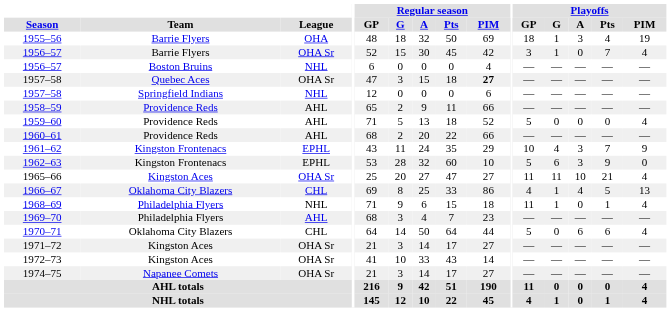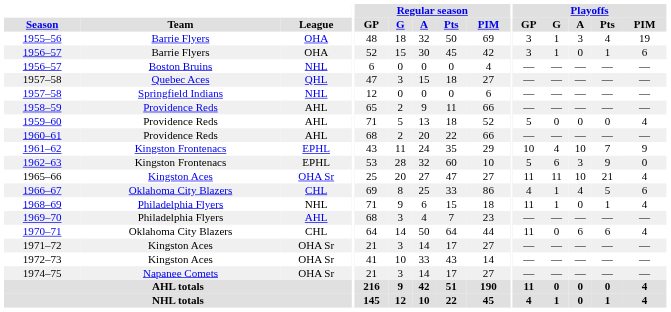(529, 38) 18 -> (529, 38) 3
(316, 52) OHA Sr -> (316, 52) OHA
(607, 52) 7 -> (607, 52) 1
(645, 52) 4 -> (645, 52) 6
(316, 80) OHA Sr -> (316, 80) QHL
(488, 80) bold -> (488, 80) normal
(580, 149) 3 -> (580, 149) 10
(645, 190) 13 -> (645, 190) 6
(529, 231) 5 -> (529, 231) 11
